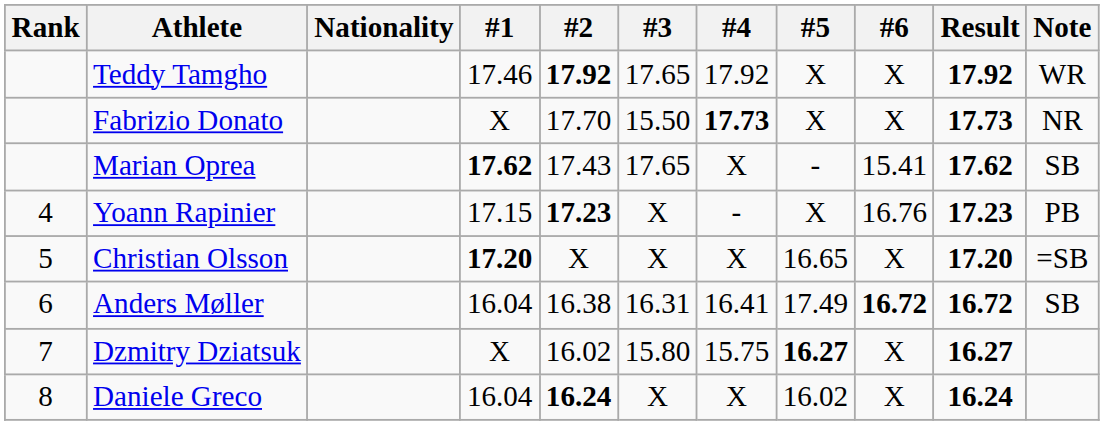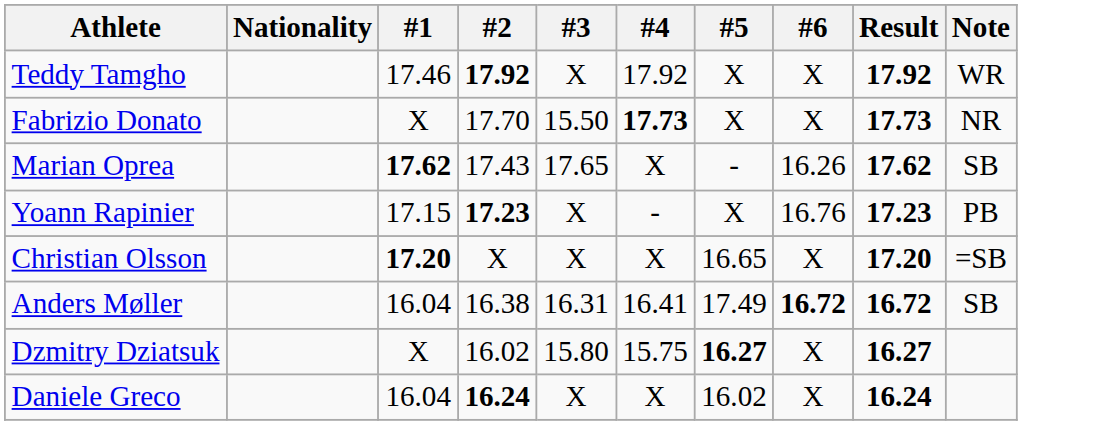- column: (46, 27)
(658, 73) 17.65 -> (576, 73) X
(894, 166) 15.41 -> (813, 166) 16.26
